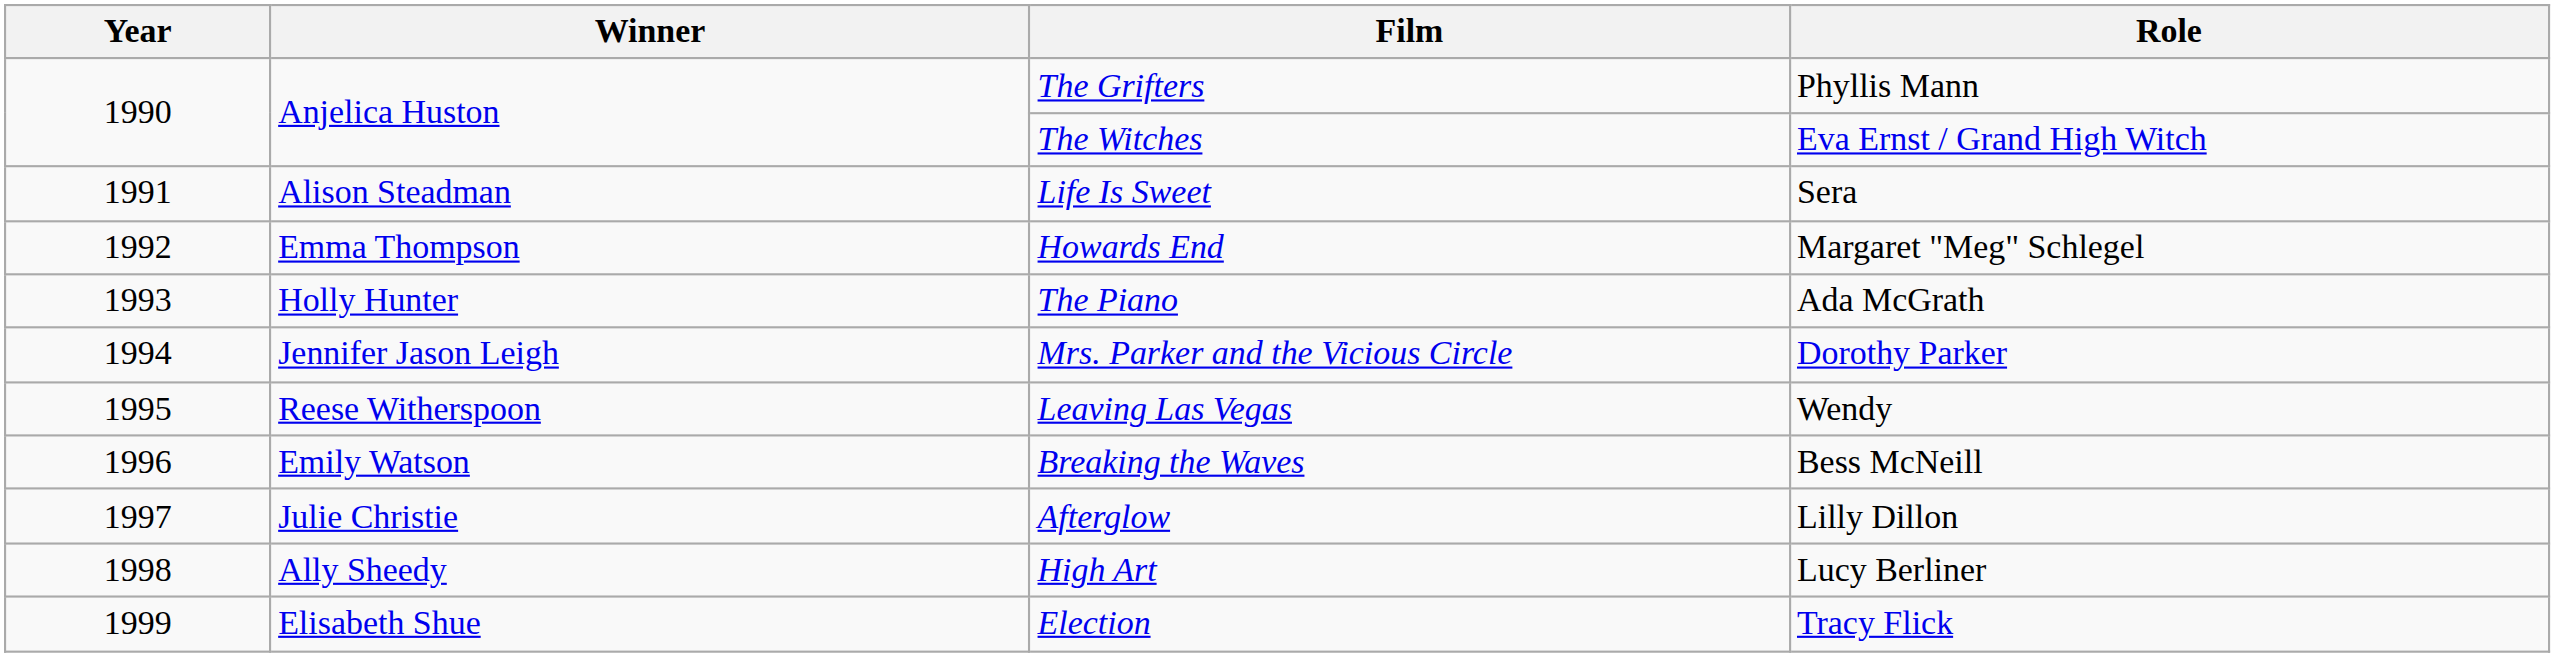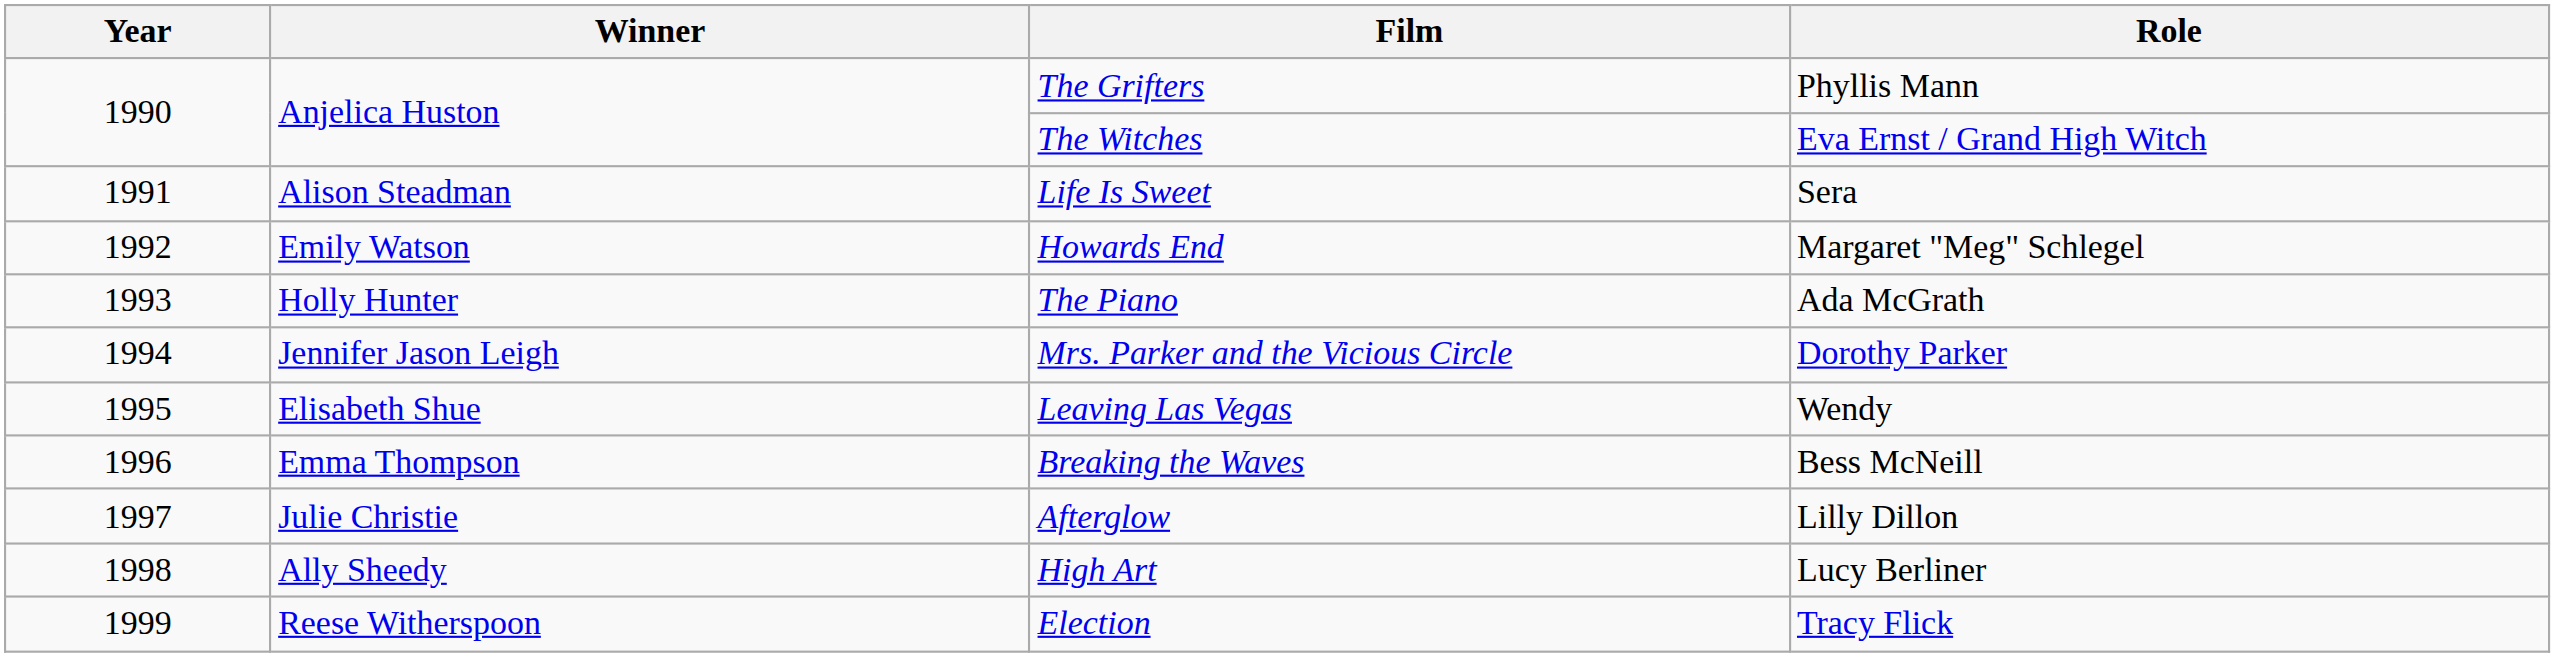(399, 246) Emma Thompson -> (374, 246) Emily Watson
(409, 407) Reese Witherspoon -> (379, 407) Elisabeth Shue
(374, 461) Emily Watson -> (399, 461) Emma Thompson
(379, 623) Elisabeth Shue -> (409, 623) Reese Witherspoon
